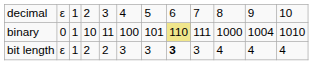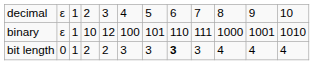(63, 32) 0 -> (62, 32) ε
(108, 32) 11 -> (108, 32) 12
(179, 32) khaki background -> (179, 32) no background
(261, 32) 1004 -> (262, 32) 1001
(62, 50) ε -> (63, 50) 0
